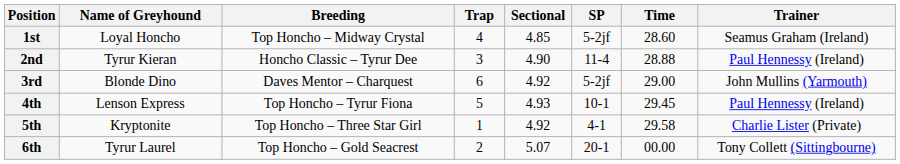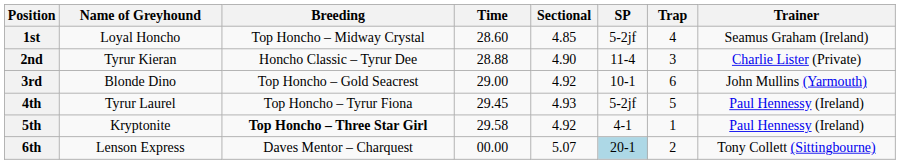columns swapped: (479, 15) <-> (660, 15)
(797, 59) Paul Hennessy (Ireland) -> (797, 59) Charlie Lister (Private)
(338, 81) Daves Mentor – Charquest -> (338, 81) Top Honcho – Gold Seacrest
(597, 81) 5-2jf -> (623, 81) 10-1
(140, 103) Lenson Express -> (140, 103) Tyrur Laurel
(597, 103) 10-1 -> (623, 103) 5-2jf
(338, 125) normal -> (338, 125) bold
(797, 125) Charlie Lister (Private) -> (797, 125) Paul Hennessy (Ireland)
(140, 147) Tyrur Laurel -> (140, 147) Lenson Express
(338, 147) Top Honcho – Gold Seacrest -> (338, 147) Daves Mentor – Charquest
(597, 147) no background -> (623, 147) lightblue background
